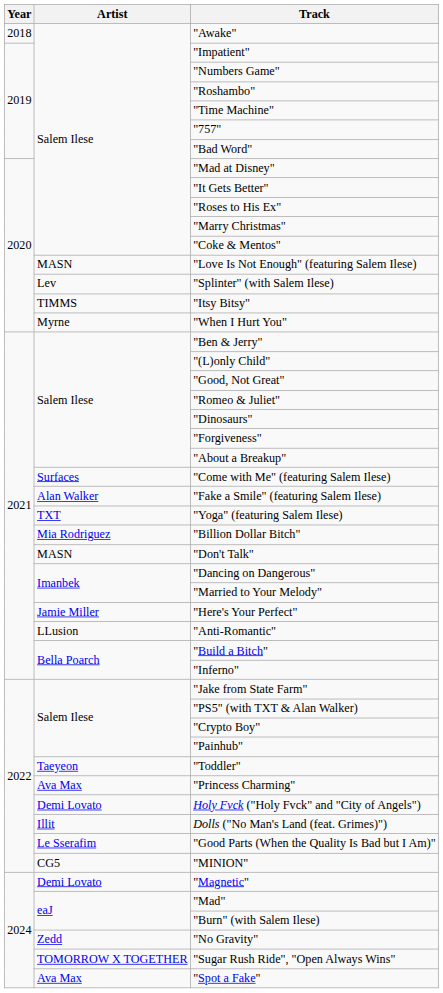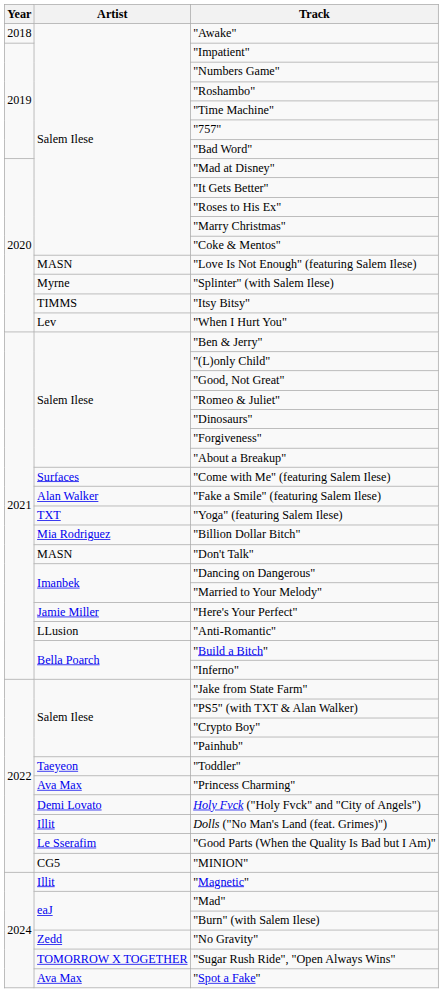(47, 284) Lev -> (53, 284) Myrne
(53, 322) Myrne -> (47, 322) Lev
(69, 881) Demi Lovato -> (46, 881) Illit
